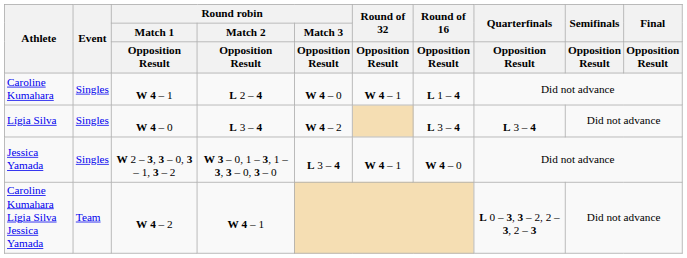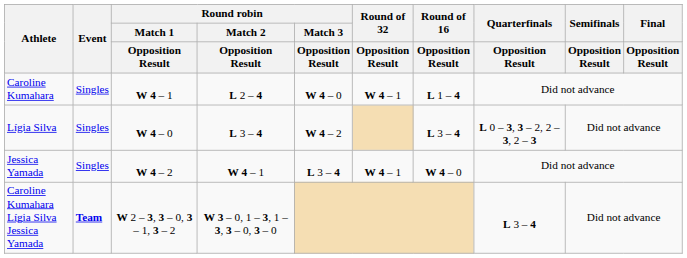(519, 128) L 3 – 4 -> (519, 134) L 0 – 3, 3 – 2, 2 – 3, 2 – 3
(154, 166) W 2 – 3, 3 – 0, 3 – 1, 3 – 2 -> (154, 173) W 4 – 2
(246, 166) W 3 – 0, 1 – 3, 1 – 3, 3 – 0, 3 – 0 -> (246, 173) W 4 – 1
(88, 218) normal -> (89, 218) bold
(154, 224) W 4 – 2 -> (154, 224) W 2 – 3, 3 – 0, 3 – 1, 3 – 2
(246, 224) W 4 – 1 -> (246, 224) W 3 – 0, 1 – 3, 1 – 3, 3 – 0, 3 – 0
(519, 224) L 0 – 3, 3 – 2, 2 – 3, 2 – 3 -> (519, 224) L 3 – 4
